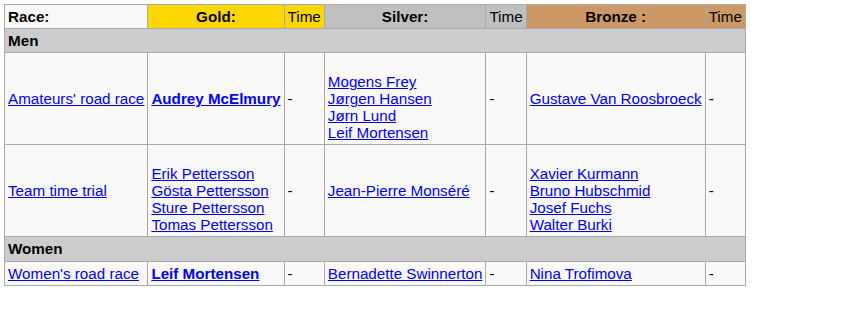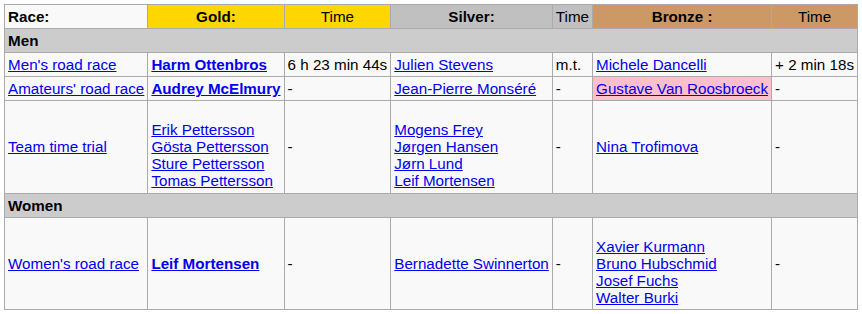+ row: (62, 65)
(380, 107) Mogens Frey Jørgen Hansen Jørn Lund Leif Mortensen -> (465, 89) Jean-Pierre Monséré
(616, 99) no background -> (682, 89) pink background
(399, 191) Jean-Pierre Monséré -> (446, 155) Mogens Frey Jørgen Hansen Jørn Lund Leif Mortensen
(590, 199) Xavier Kurmann Bruno Hubschmid Josef Fuchs Walter Burki -> (647, 147) Nina Trofimova
(581, 273) Nina Trofimova -> (656, 272) Xavier Kurmann Bruno Hubschmid Josef Fuchs Walter Burki
